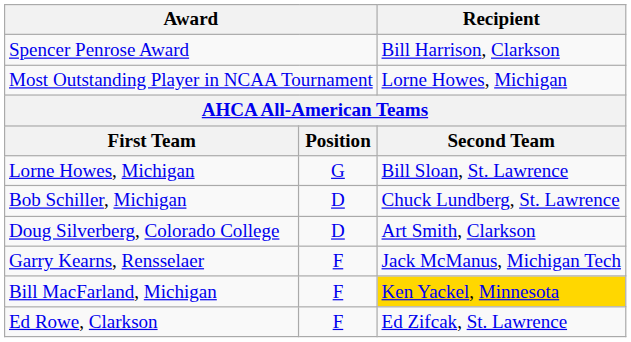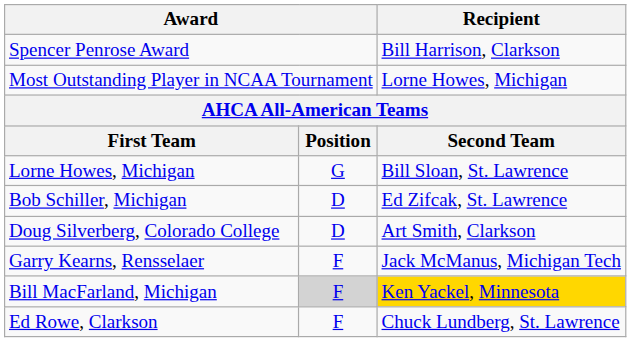(501, 200) Chuck Lundberg, St. Lawrence -> (474, 200) Ed Zifcak, St. Lawrence
(338, 291) no background -> (338, 291) lightgrey background
(474, 321) Ed Zifcak, St. Lawrence -> (501, 321) Chuck Lundberg, St. Lawrence
